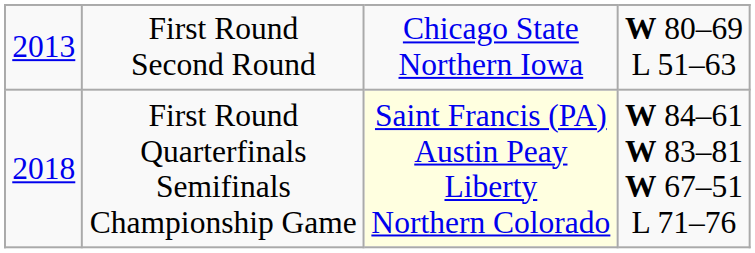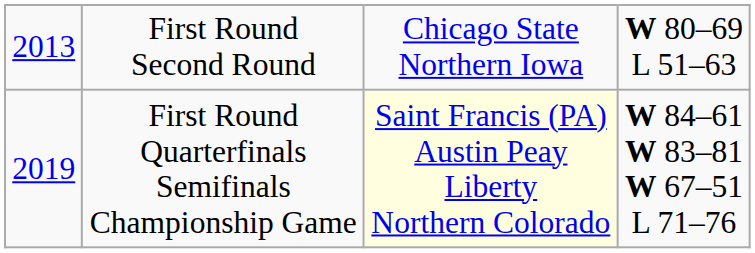(44, 168) 2018 -> (44, 168) 2019
